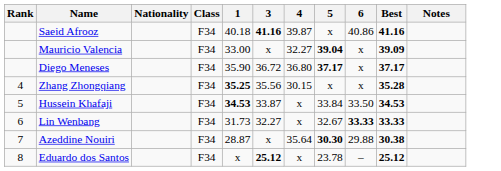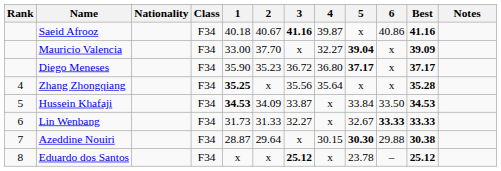+ column: (268, 13)
(299, 85) 30.15 -> (330, 85) 35.64
(299, 139) 35.64 -> (330, 139) 30.15
